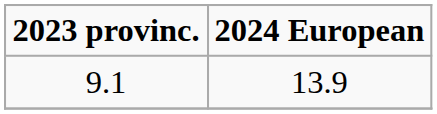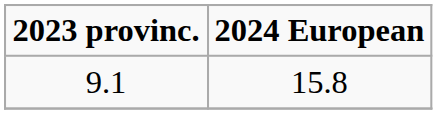(319, 81) 13.9 -> (319, 81) 15.8
